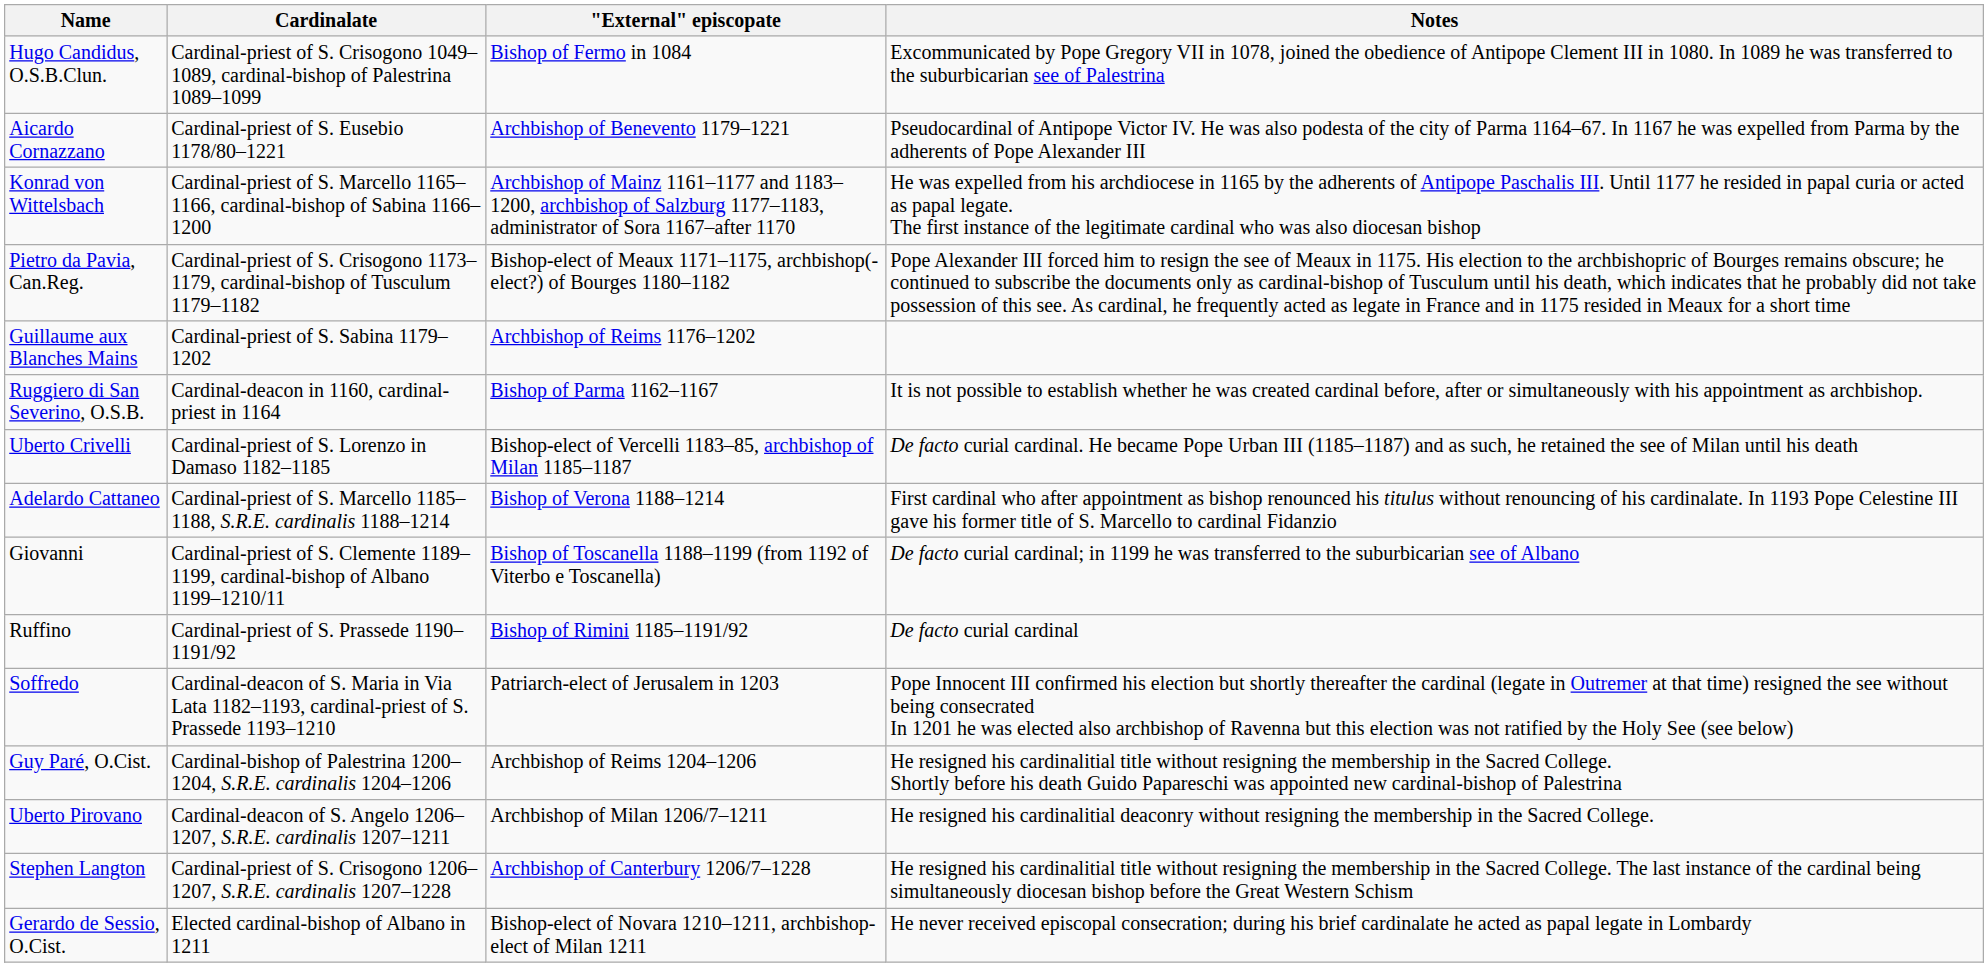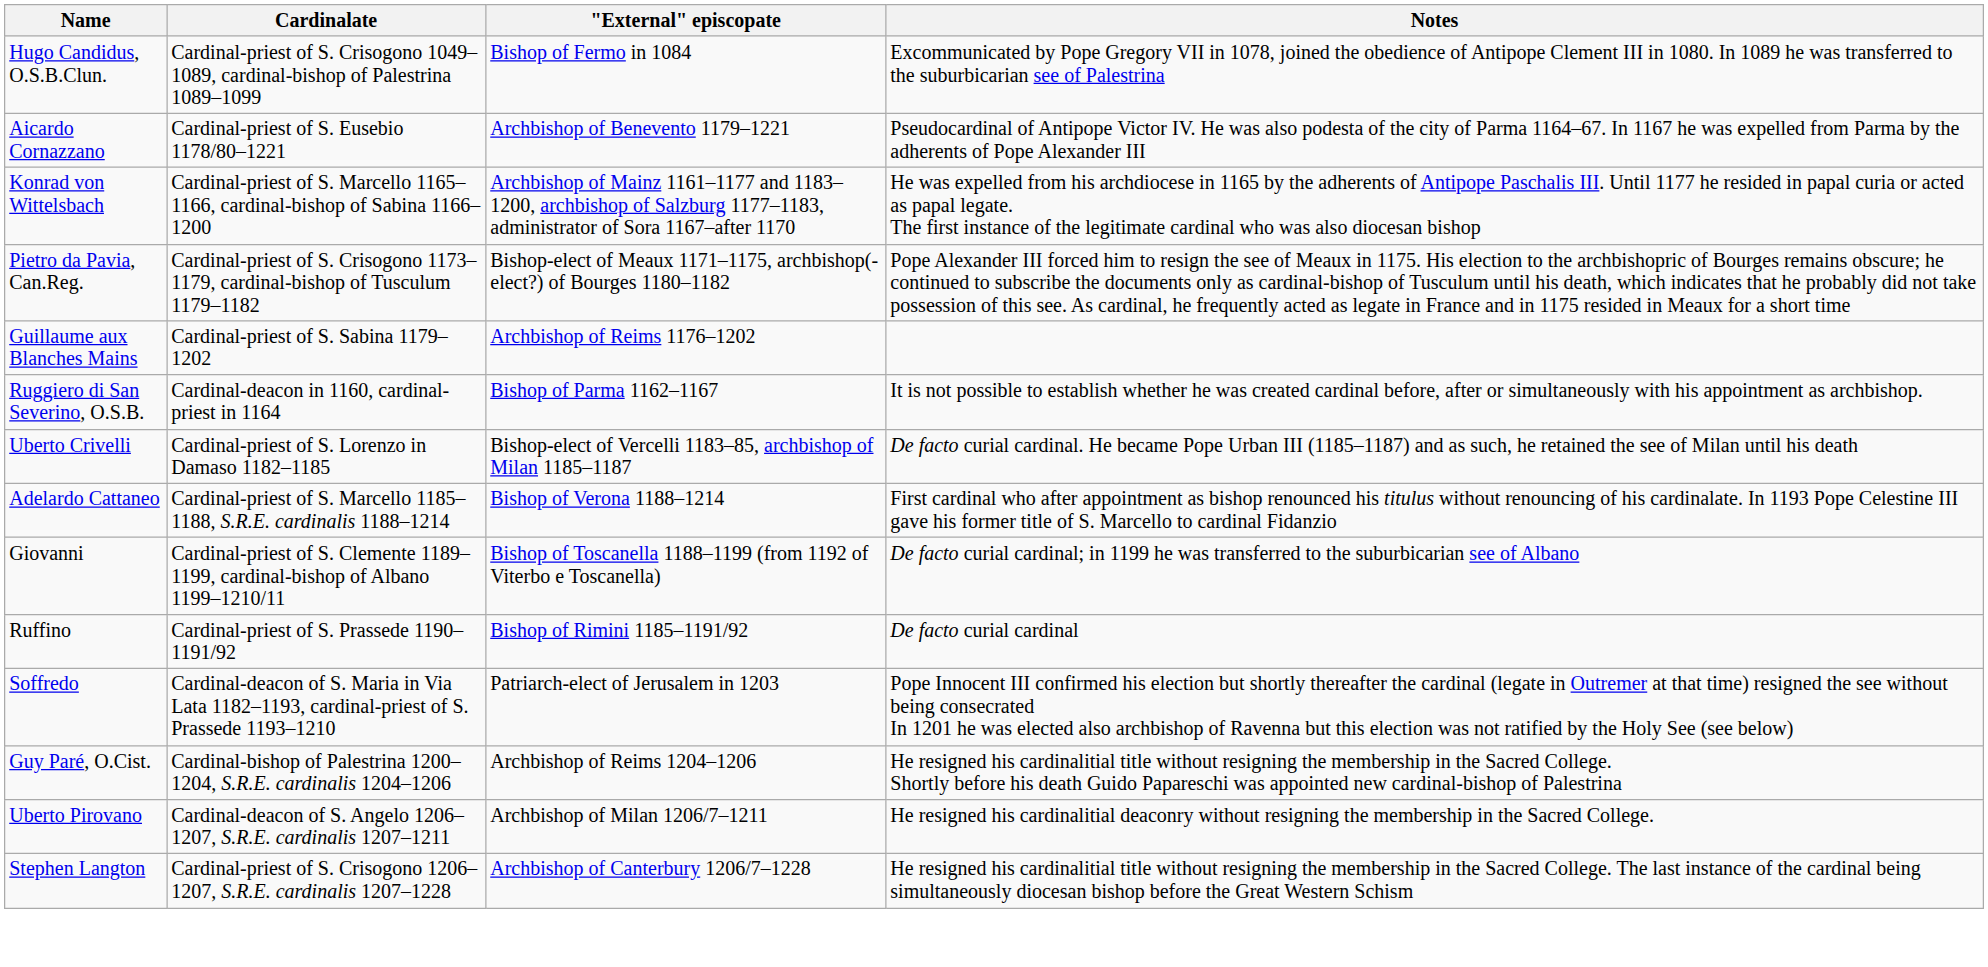- row: (84, 934)
